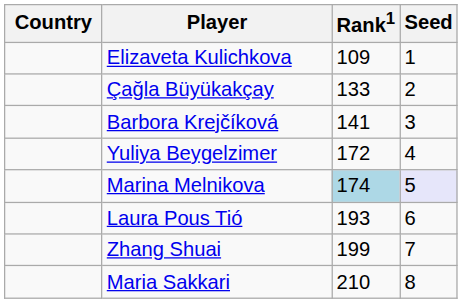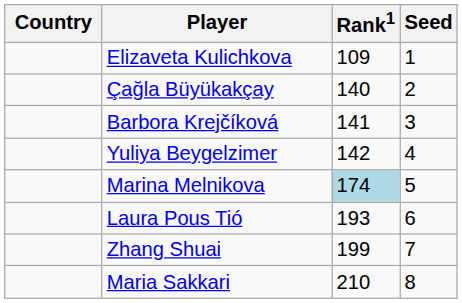(353, 89) 133 -> (353, 89) 140
(353, 153) 172 -> (353, 153) 142
(410, 185) lavender background -> (410, 185) no background
